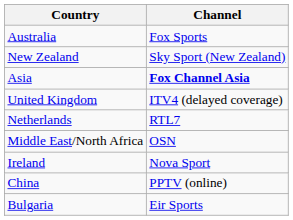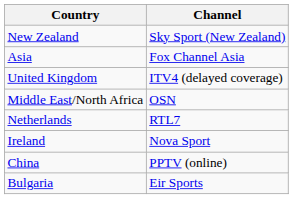- row: (32, 36)
(199, 78) bold -> (197, 57) normal
rows swapped: (40, 120) <-> (75, 141)
